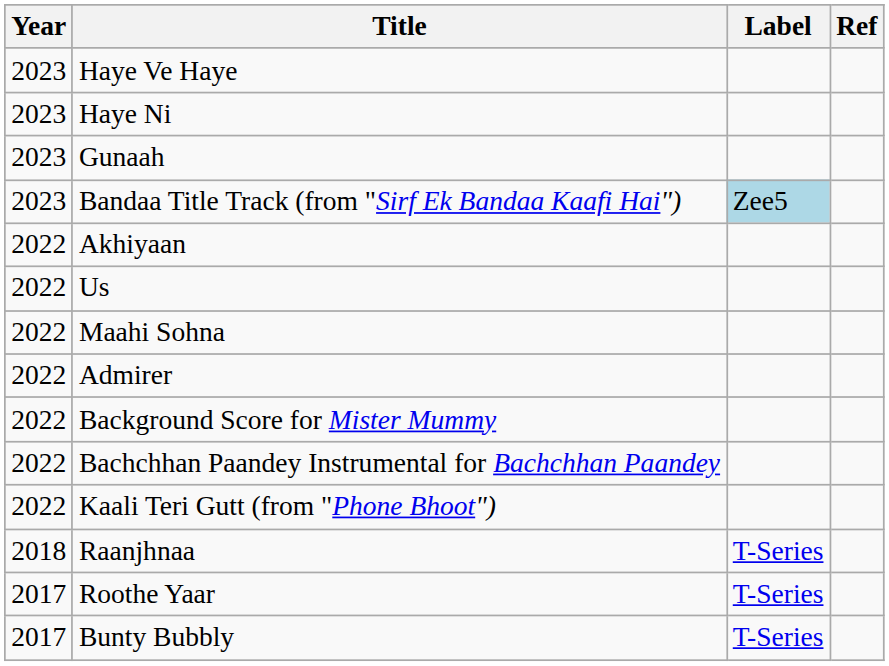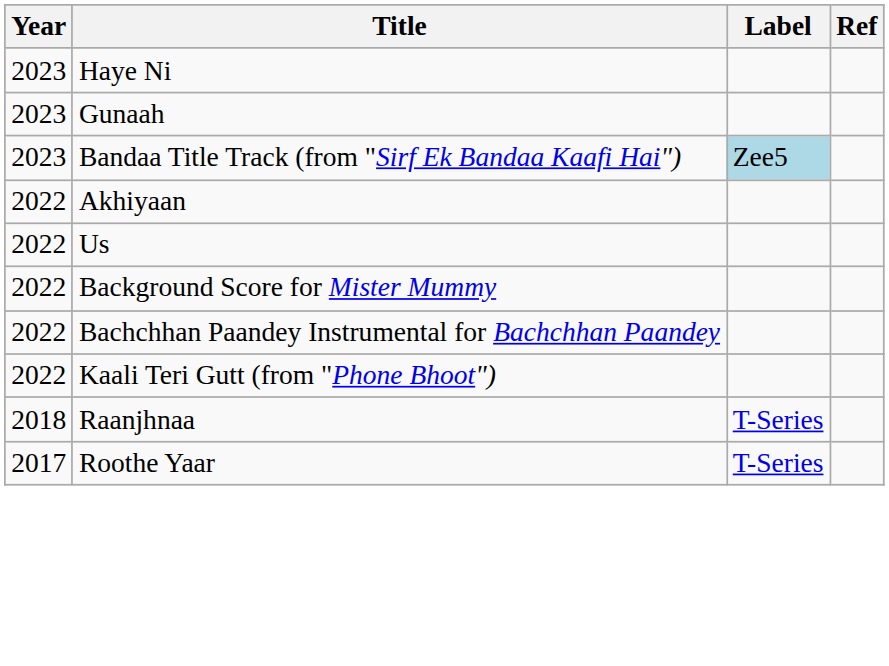- row: (158, 69)
- row: (152, 331)
- row: (126, 375)
- row: (157, 637)
